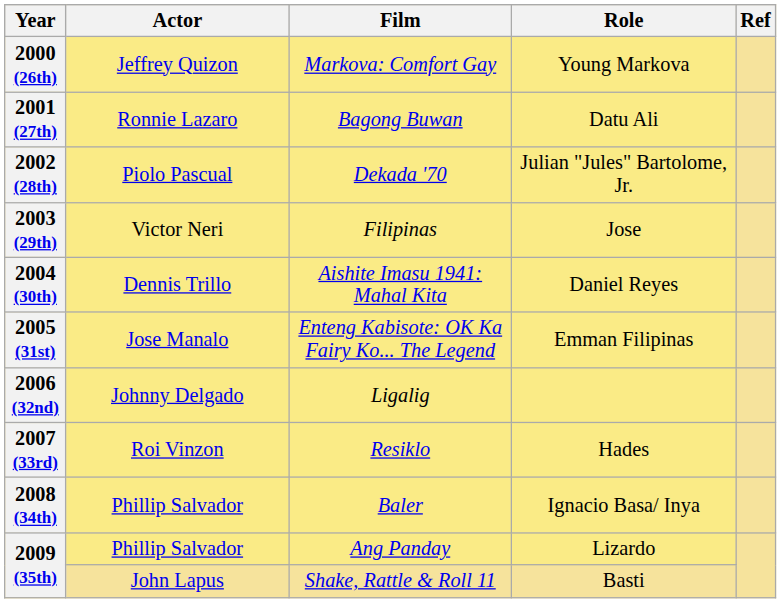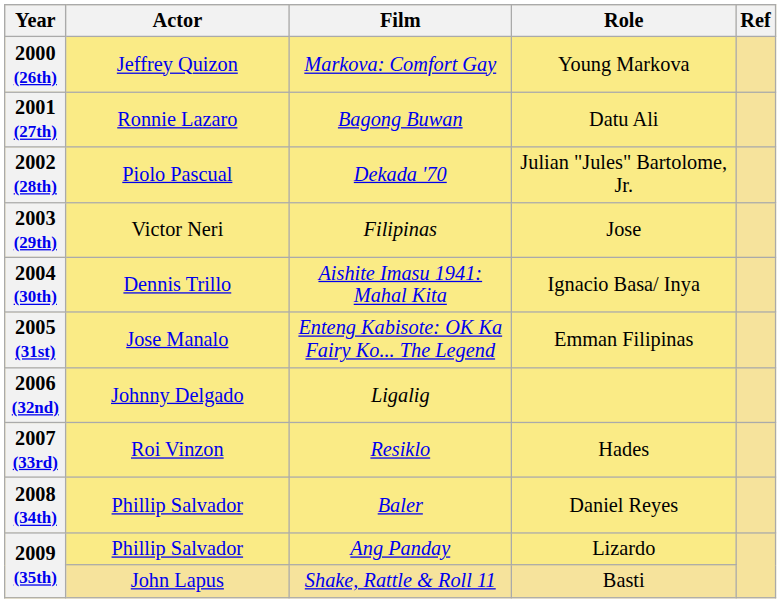(624, 284) Daniel Reyes -> (624, 284) Ignacio Basa/ Inya
(624, 504) Ignacio Basa/ Inya -> (624, 504) Daniel Reyes
